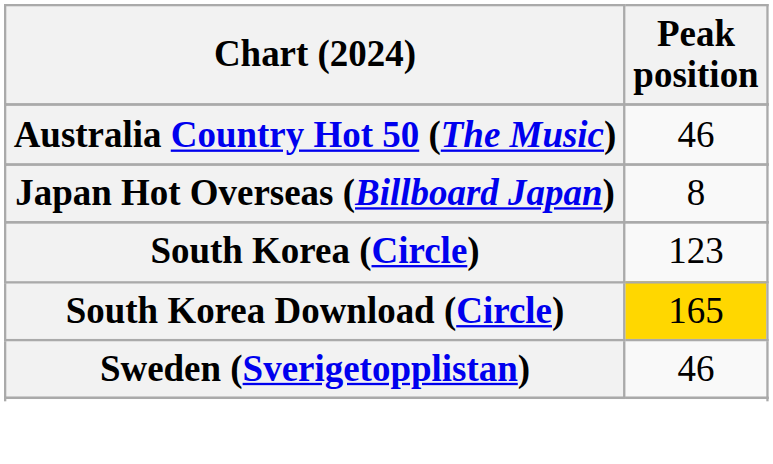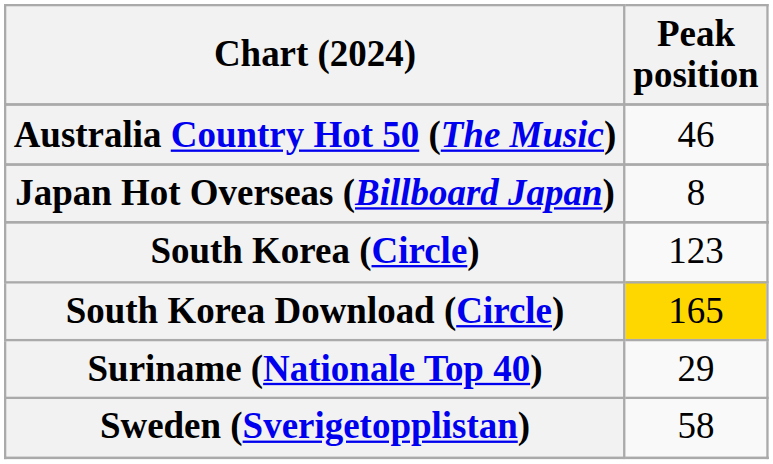+ row: (315, 368)
(696, 368) 46 -> (696, 427) 58
